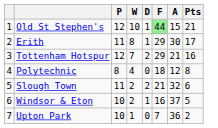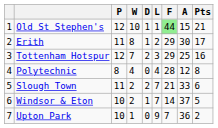+ column: (157, 12)
(175, 56) 21 -> (185, 56) 25
(160, 71) 18 -> (169, 71) 28
(175, 86) 32 -> (185, 86) 33
(160, 101) 16 -> (169, 101) 14
